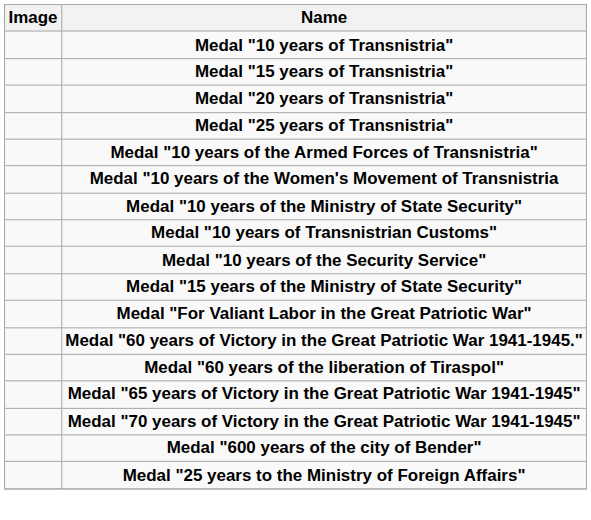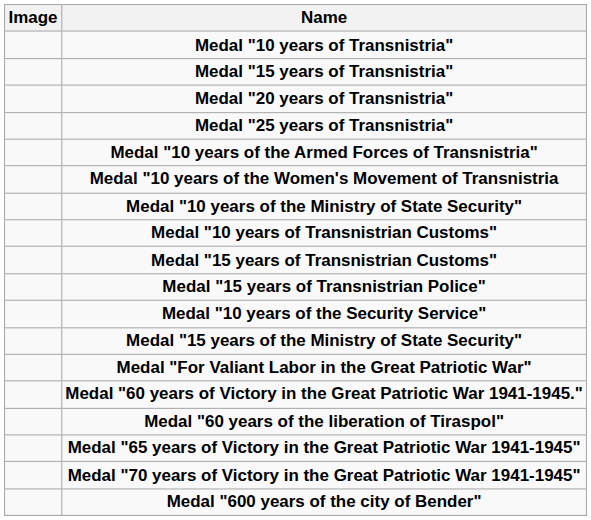+ row: (324, 260)
+ row: (324, 286)
- row: (324, 475)
